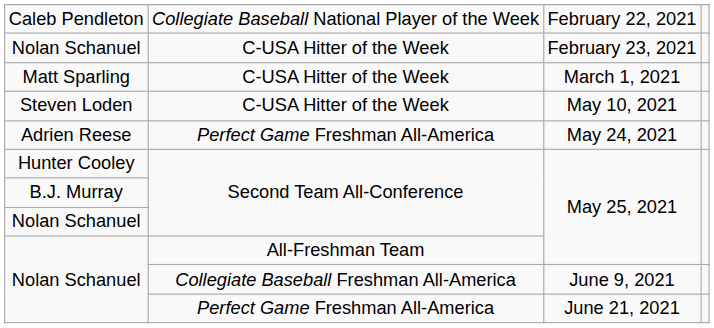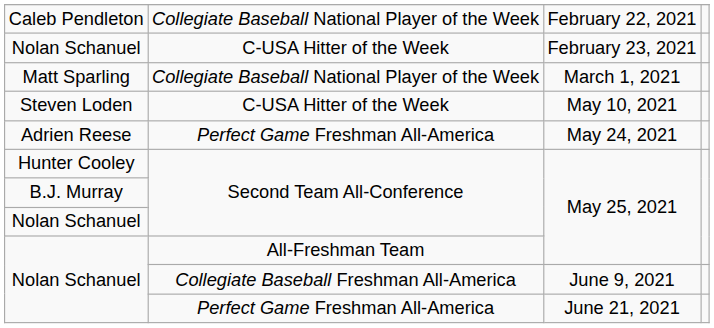(346, 76) C-USA Hitter of the Week -> (346, 76) Collegiate Baseball National Player of the Week
